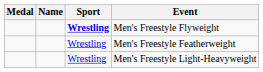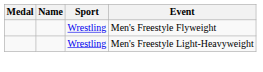(88, 28) bold -> (87, 28) normal
- row: (175, 43)
